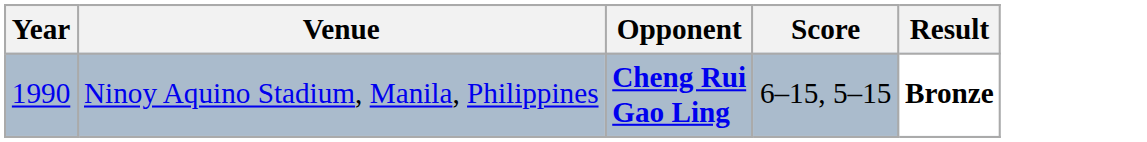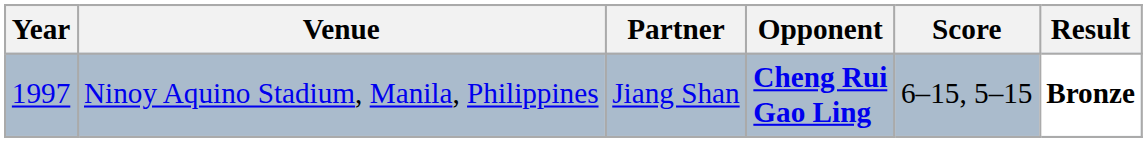+ column: (676, 28)
(41, 94) 1990 -> (41, 94) 1997
